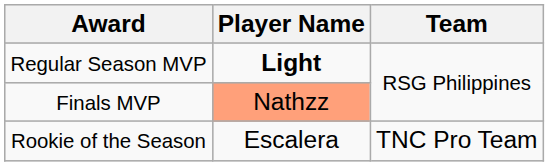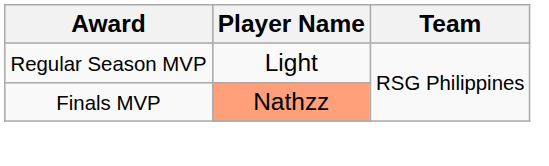(291, 62) bold -> (291, 62) normal
- row: (108, 141)
